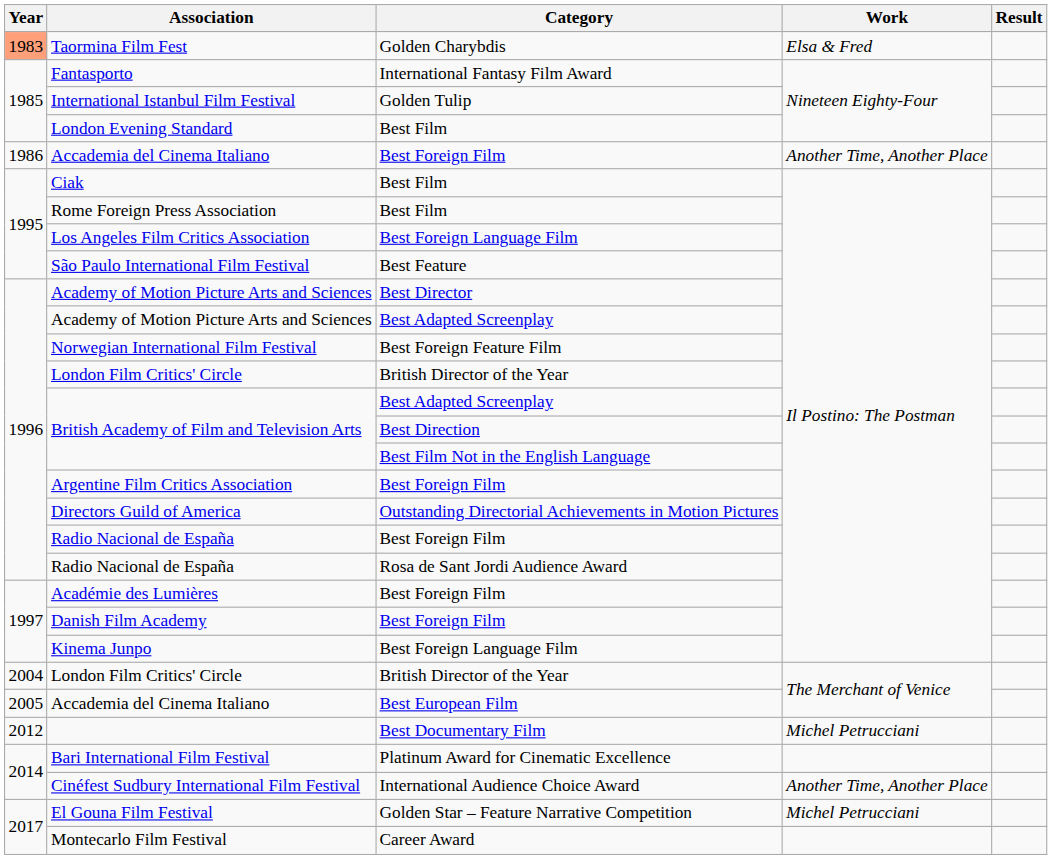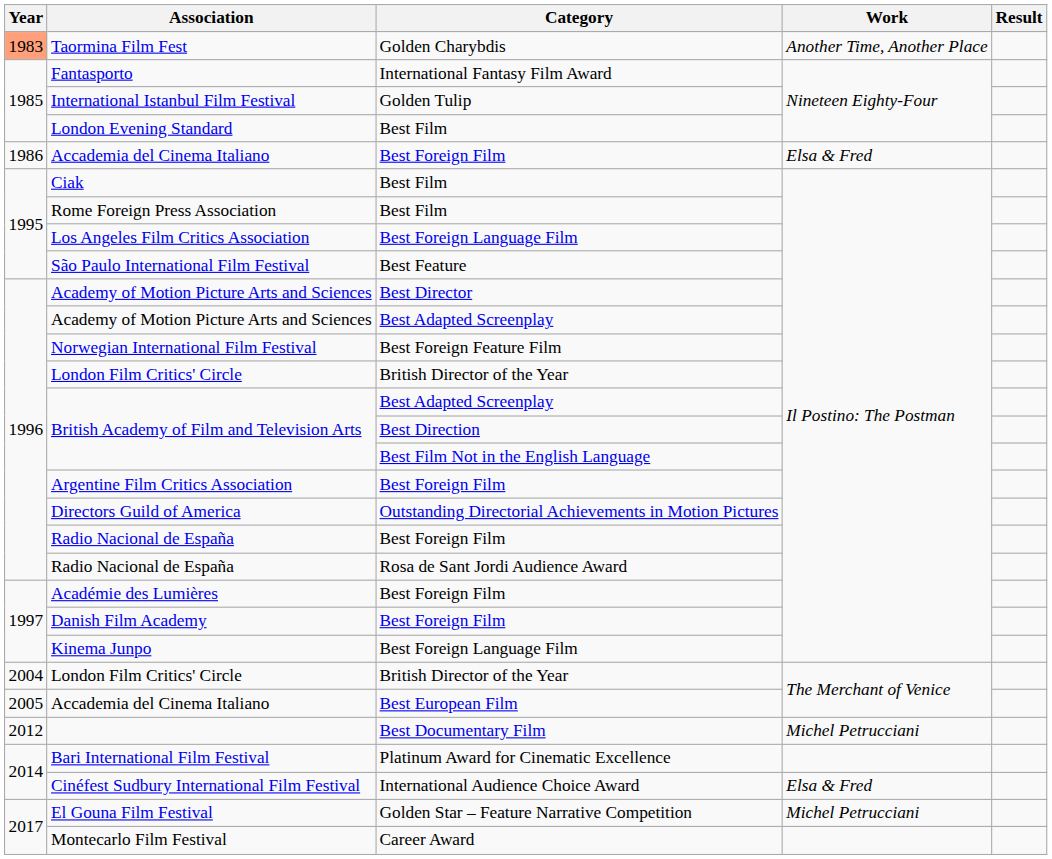(829, 45) Elsa & Fred -> (887, 45) Another Time, Another Place
(887, 155) Another Time, Another Place -> (829, 155) Elsa & Fred
(887, 785) Another Time, Another Place -> (829, 785) Elsa & Fred
